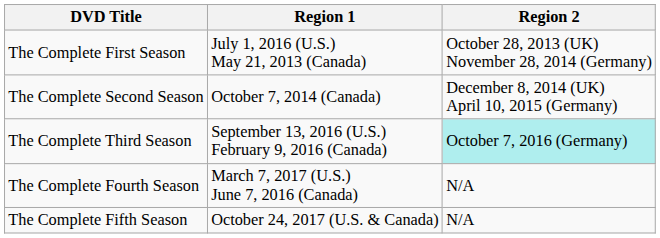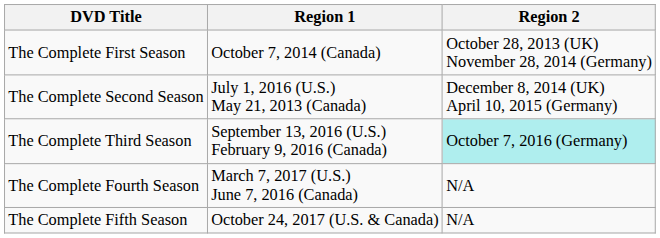(289, 52) July 1, 2016 (U.S.) May 21, 2013 (Canada) -> (296, 52) October 7, 2014 (Canada)
(296, 96) October 7, 2014 (Canada) -> (289, 96) July 1, 2016 (U.S.) May 21, 2013 (Canada)
